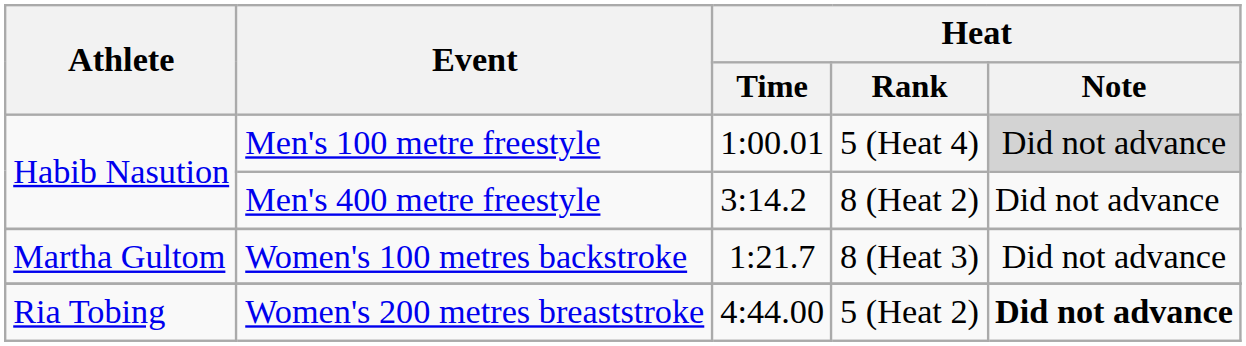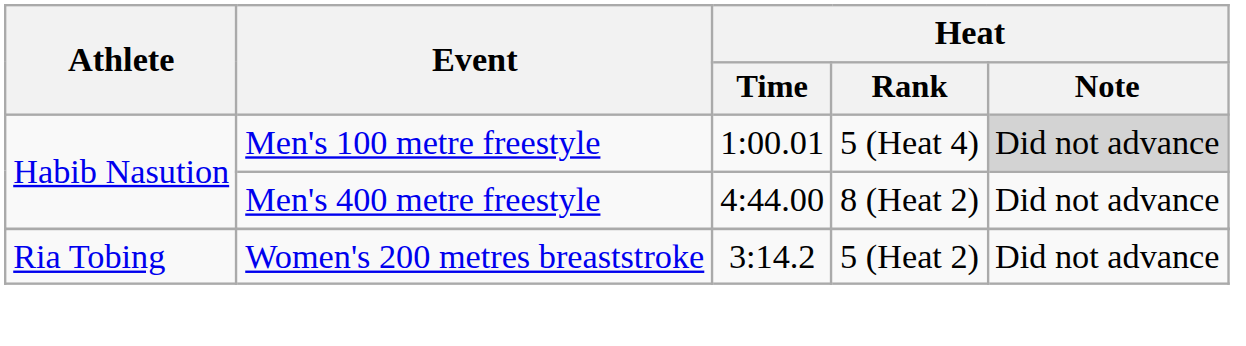(764, 199) 3:14.2 -> (772, 199) 4:44.00
- row: (466, 256)
(772, 312) 4:44.00 -> (772, 256) 3:14.2
(1114, 312) bold -> (1107, 256) normal
